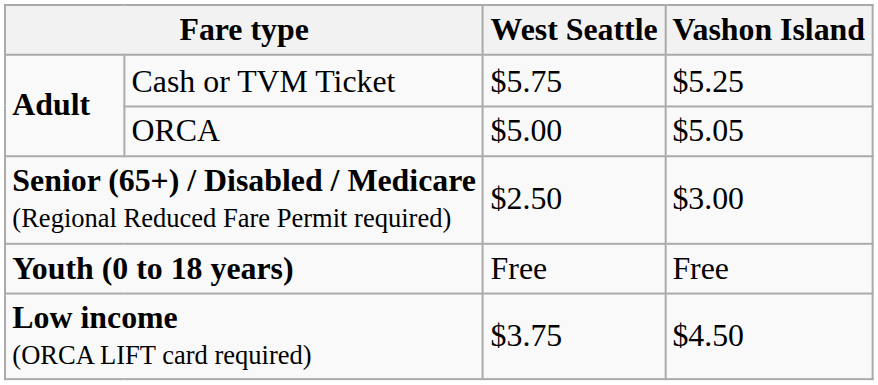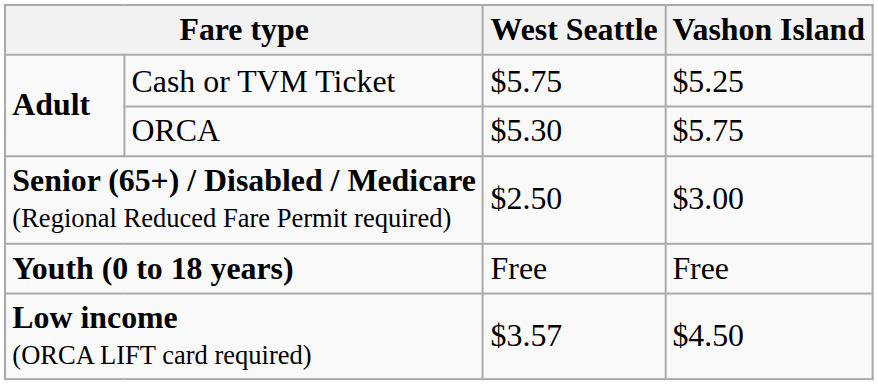(526, 130) $5.00 -> (526, 130) $5.30
(708, 130) $5.05 -> (708, 130) $5.75
(526, 335) $3.75 -> (526, 335) $3.57
